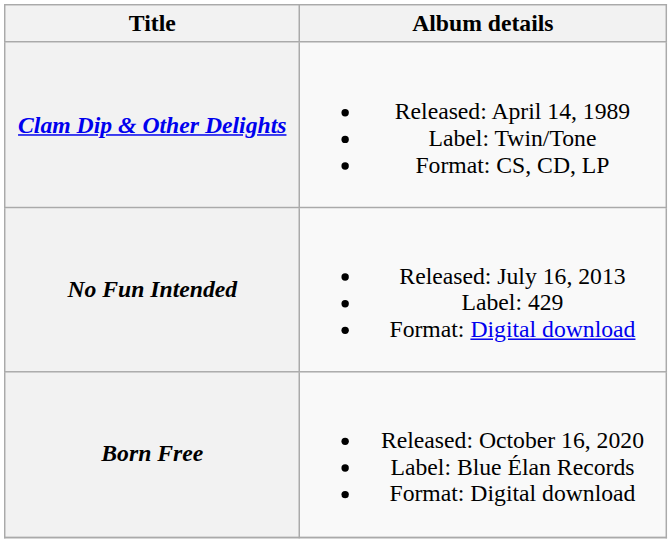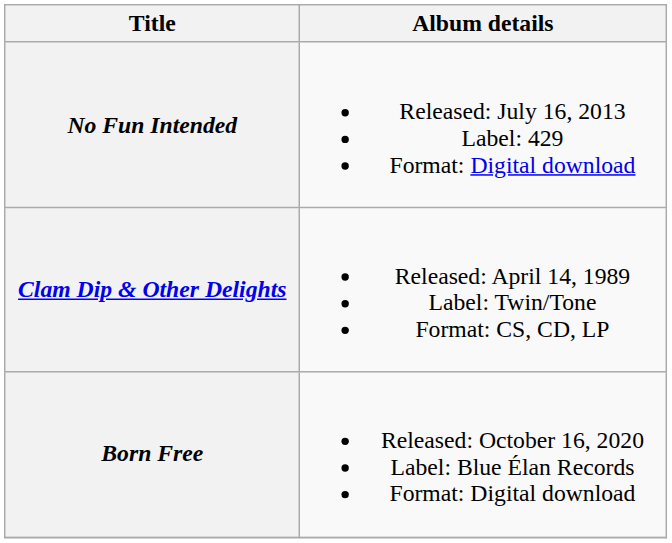rows swapped: (152, 124) <-> (152, 289)
